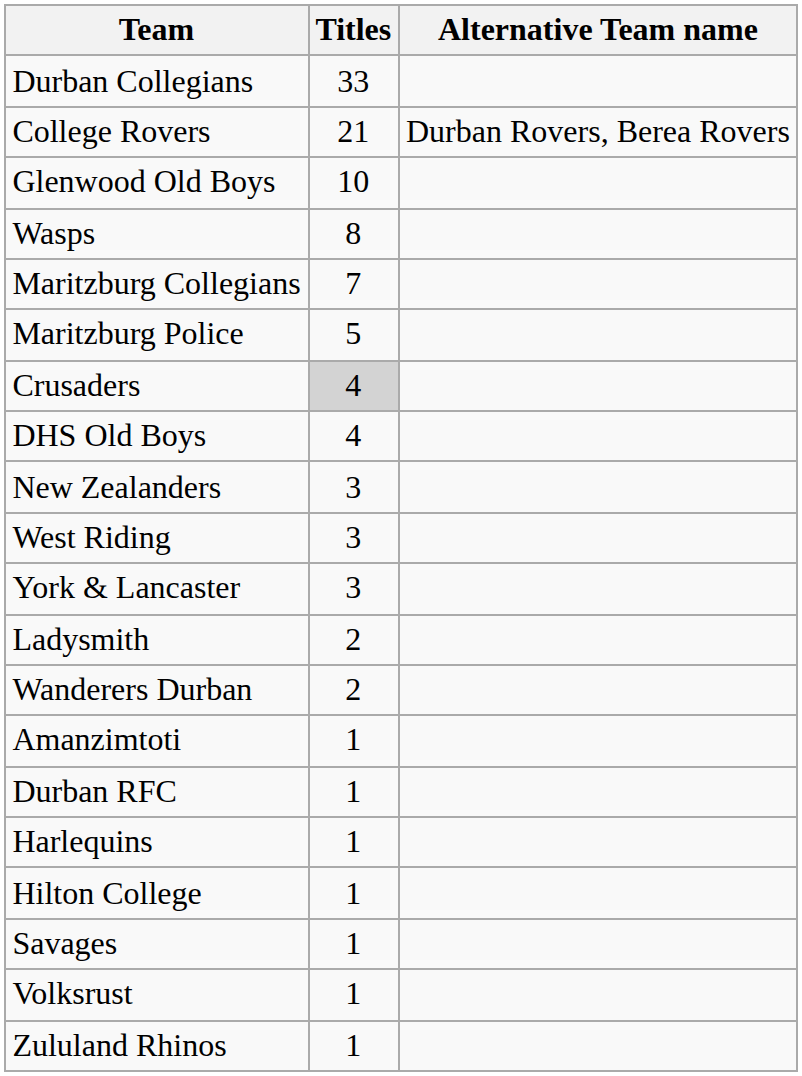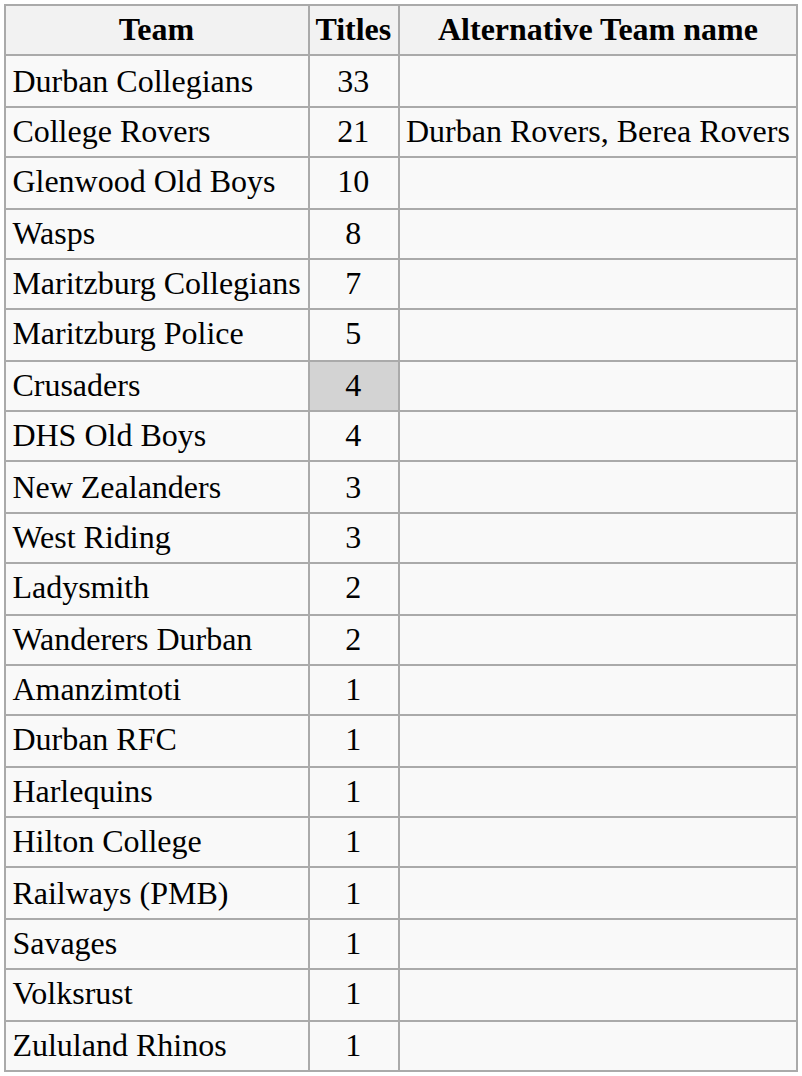- row: (126, 588)
+ row: (120, 892)
